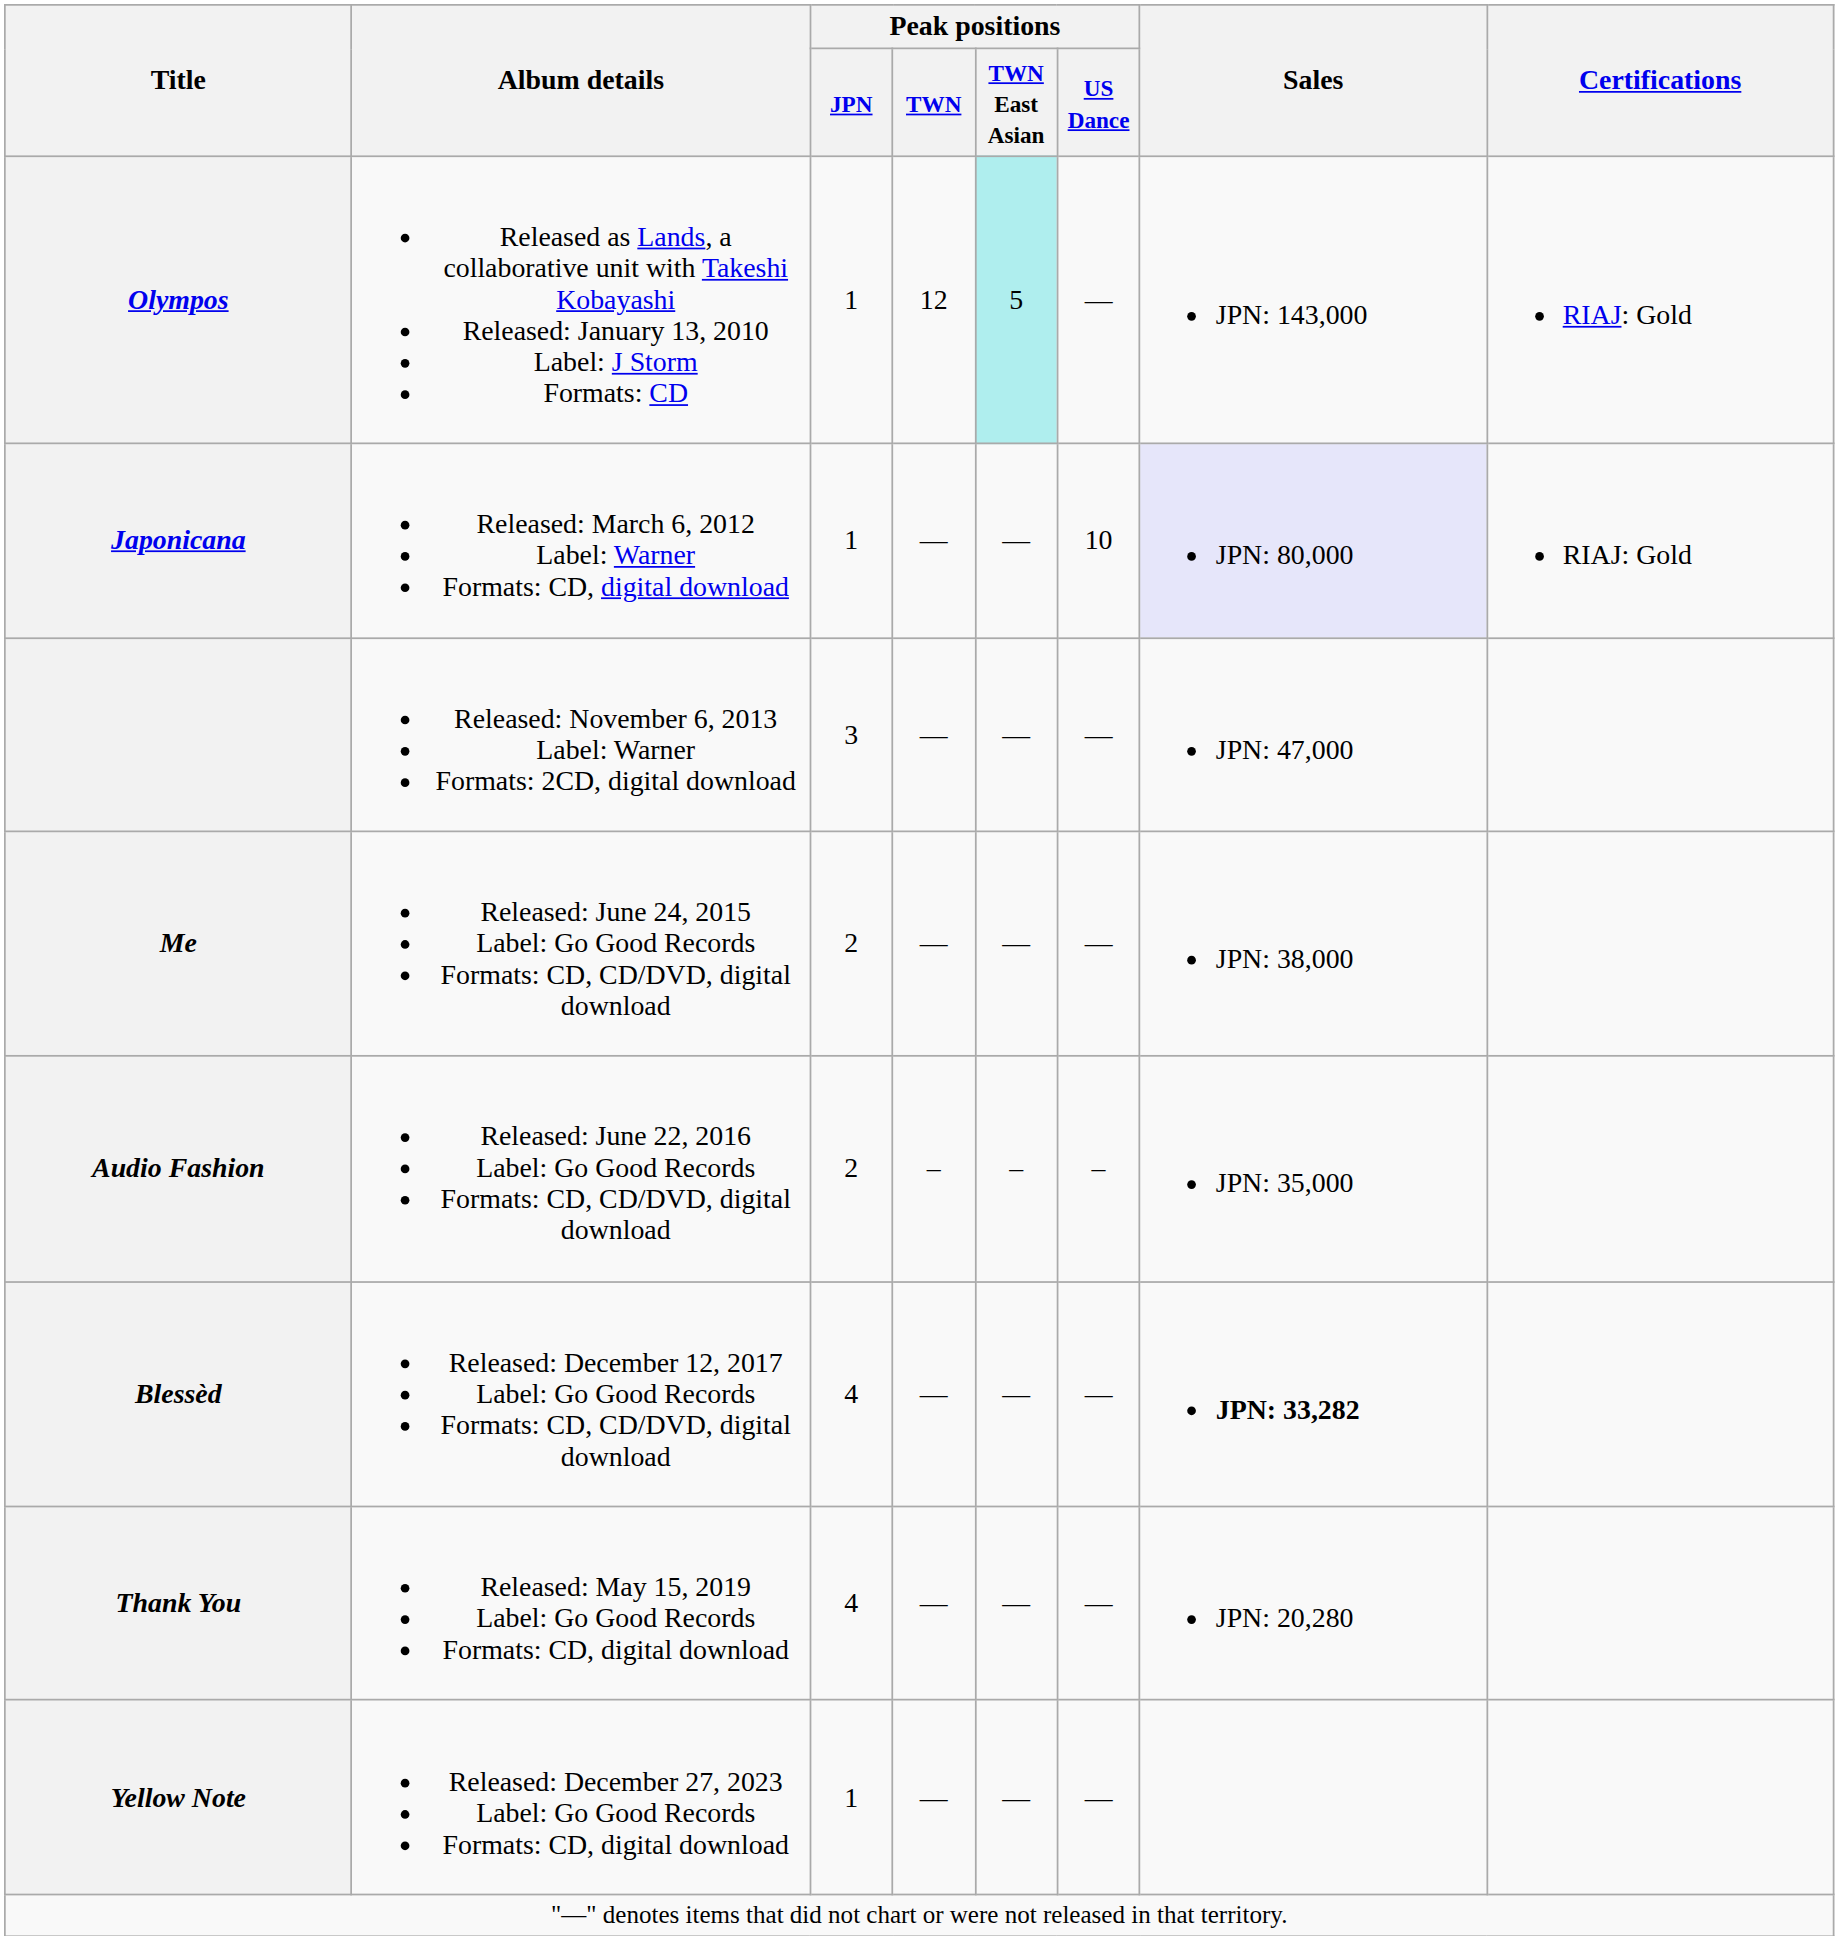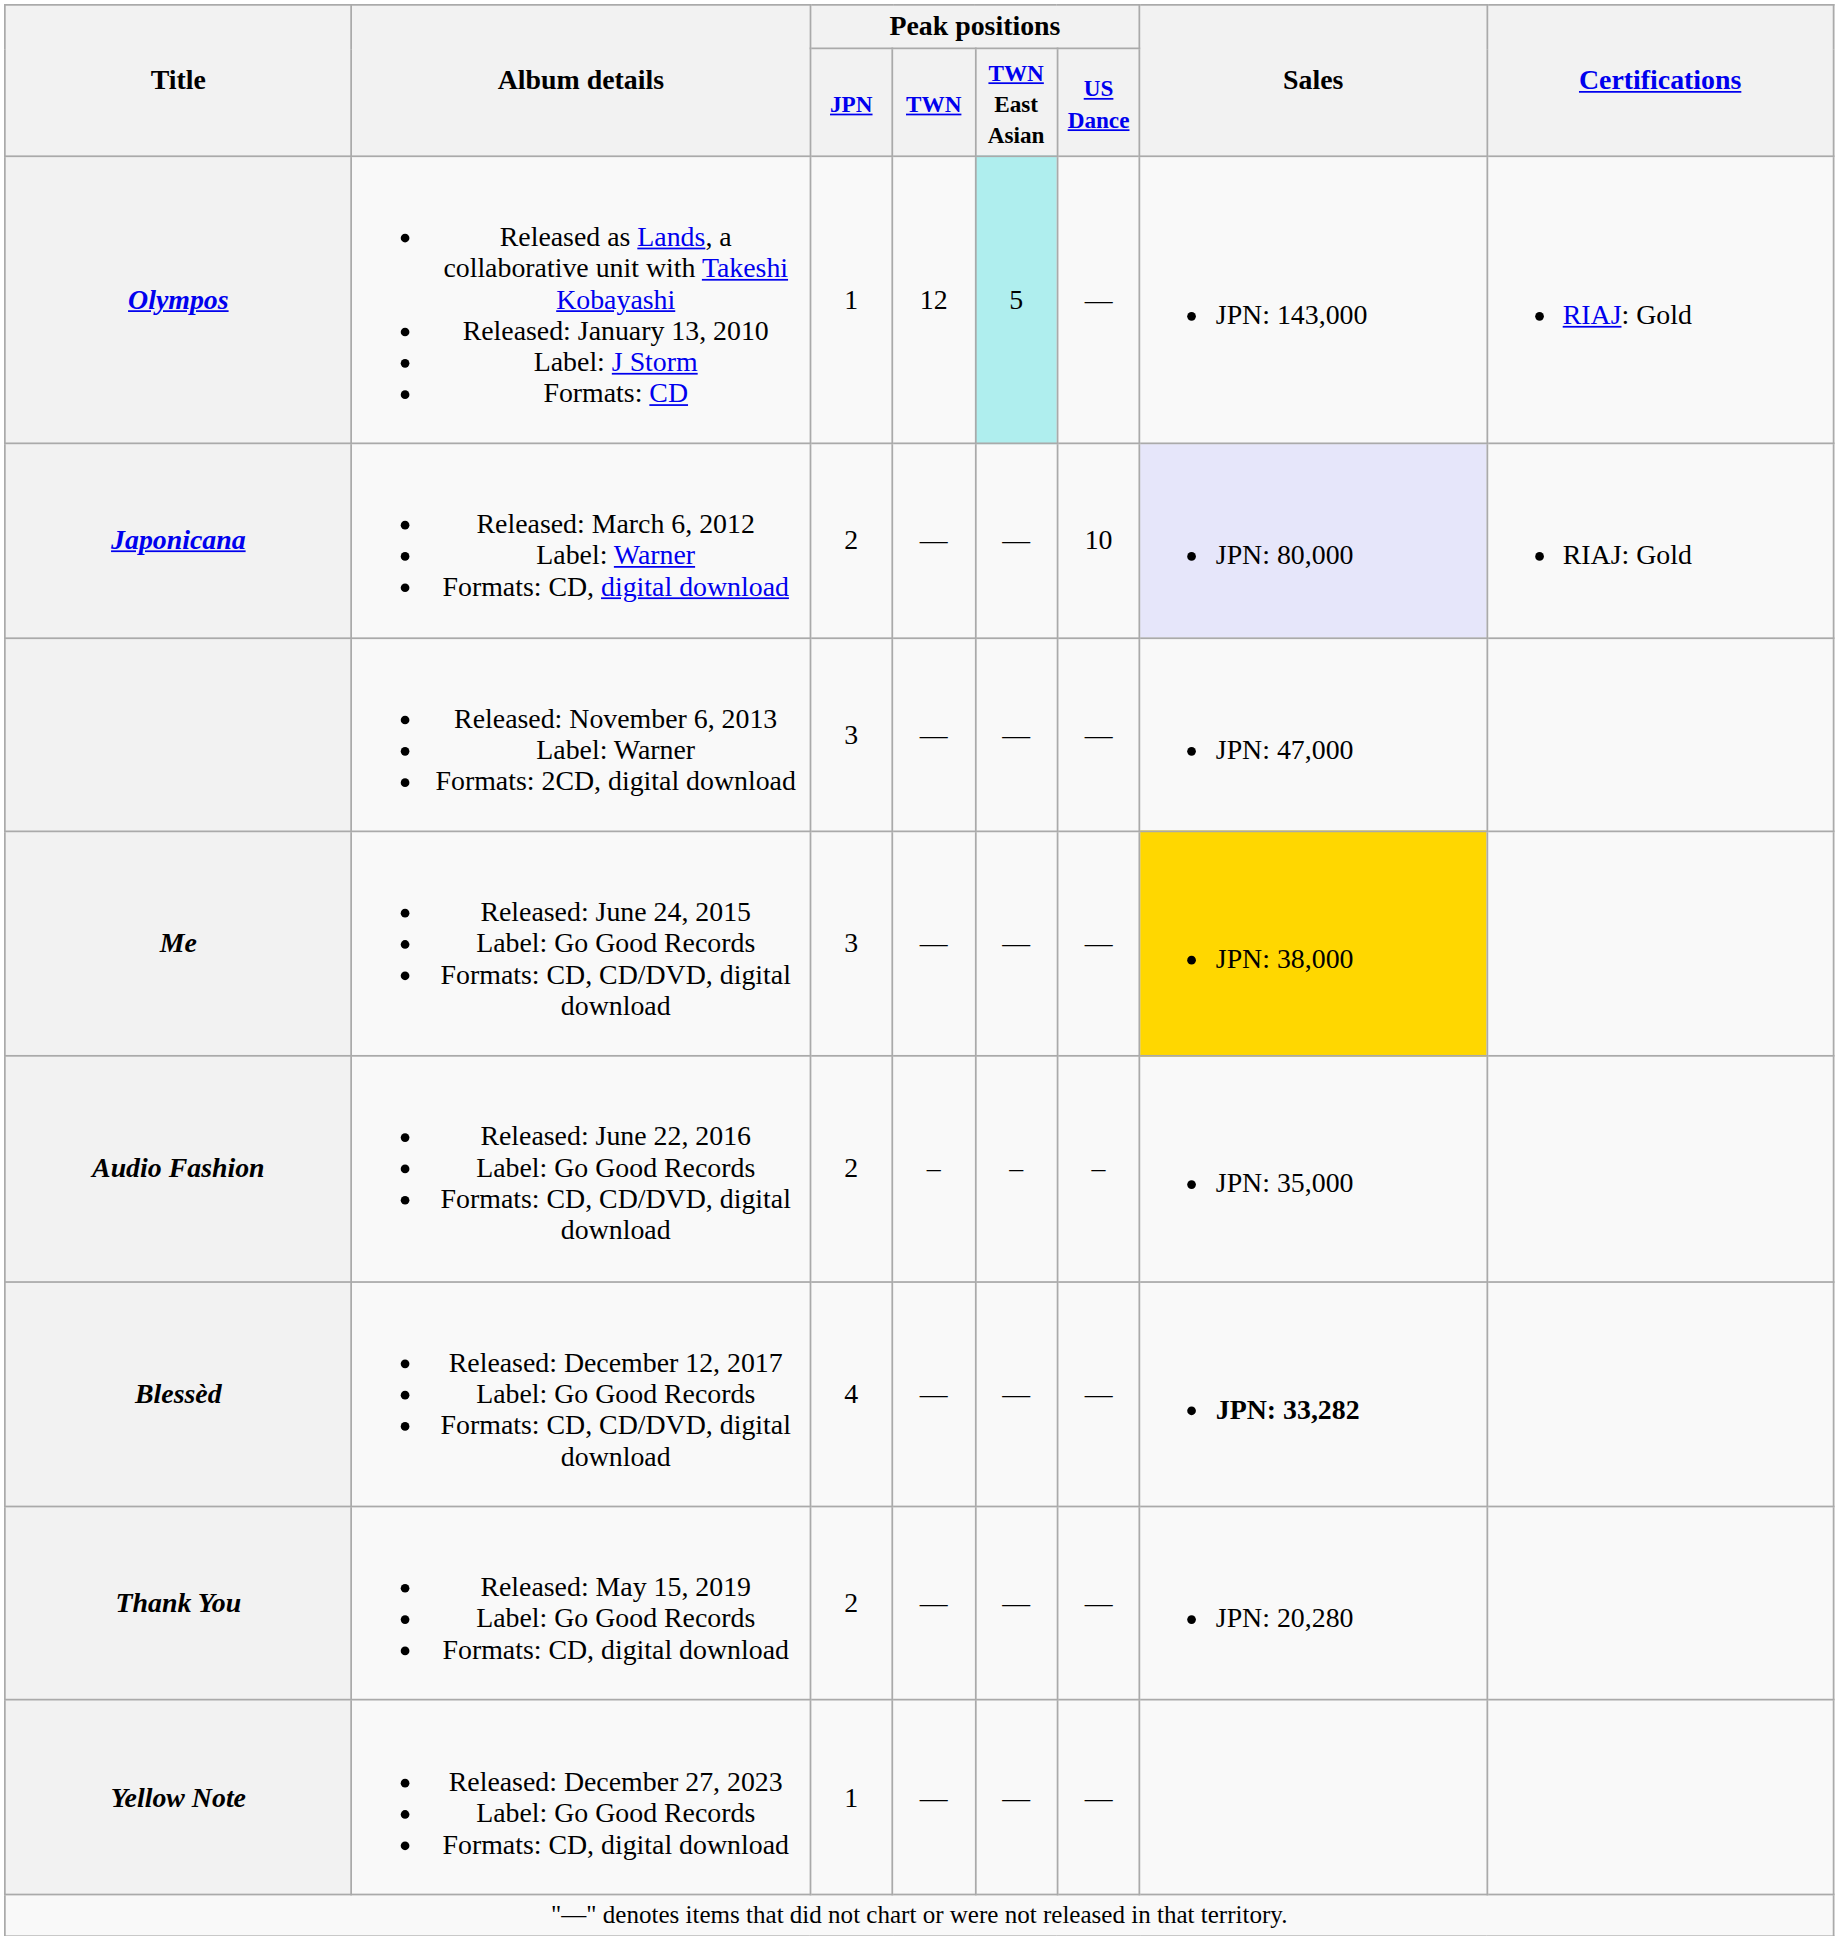(851, 540) 1 -> (851, 540) 2
(851, 943) 2 -> (851, 943) 3
(1313, 959) no background -> (1313, 959) gold background
(851, 1603) 4 -> (851, 1603) 2
